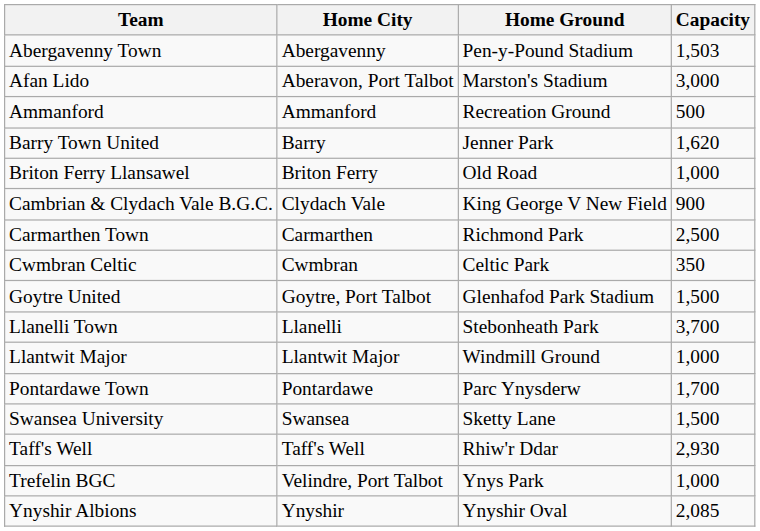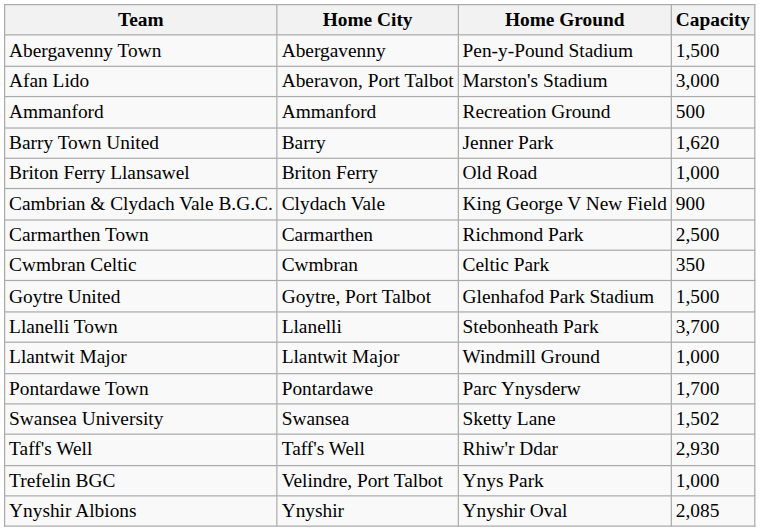(698, 50) 1,503 -> (698, 50) 1,500
(698, 419) 1,500 -> (698, 419) 1,502
